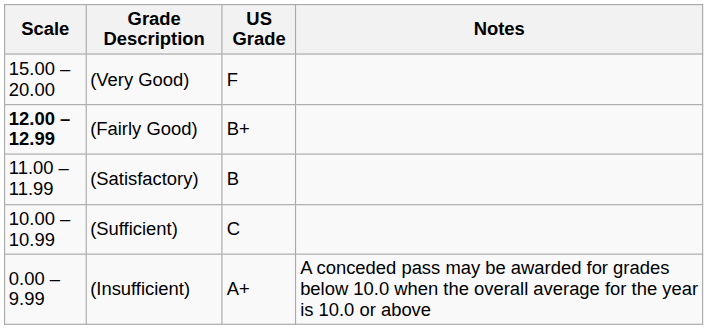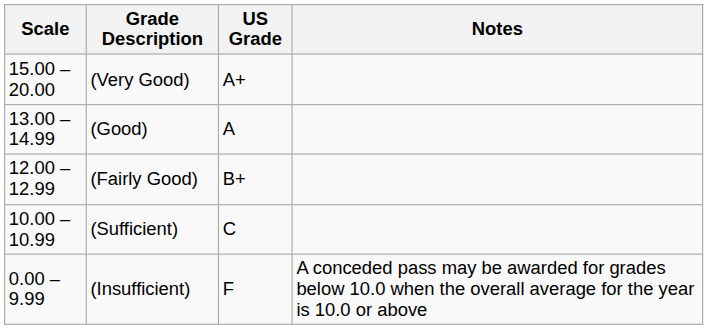(232, 79) F -> (234, 79) A+
+ row: (119, 129)
(40, 129) bold -> (40, 179) normal
- row: (144, 179)
(238, 289) A+ -> (228, 289) F
